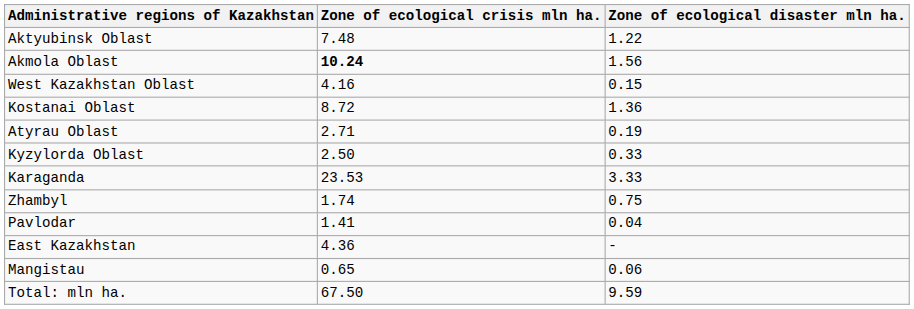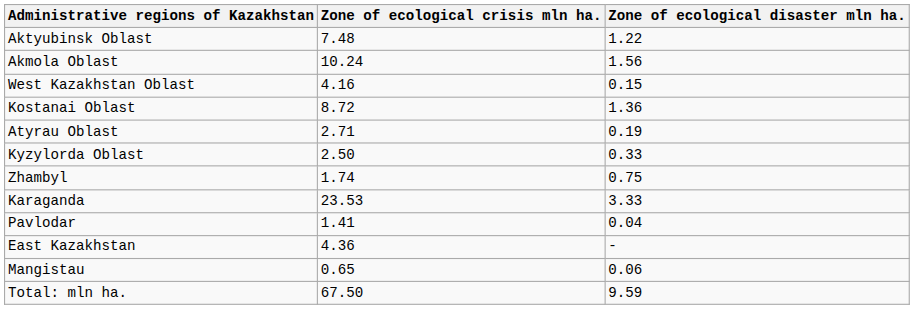(342, 62) bold -> (342, 62) normal
rows swapped: (38, 201) <-> (46, 178)
